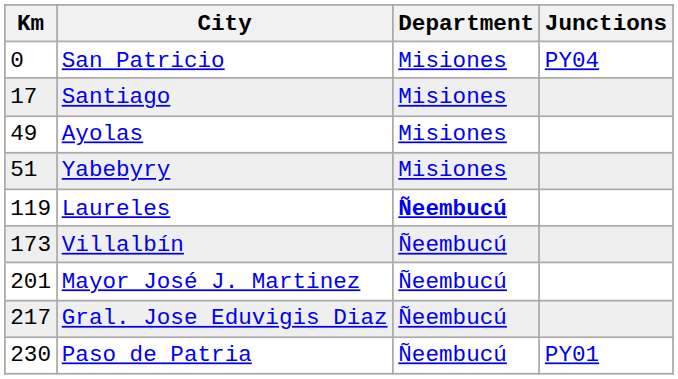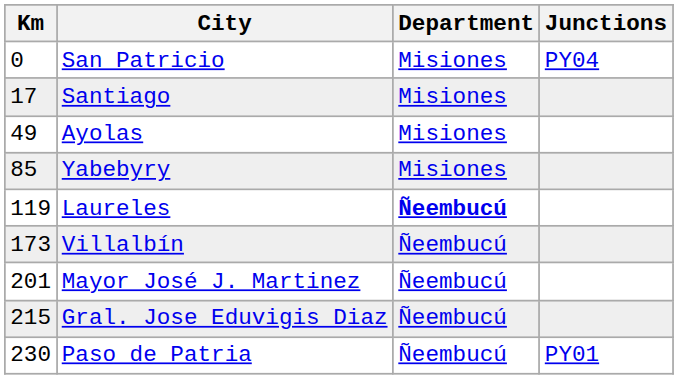(24, 171) 51 -> (24, 171) 85
(31, 318) 217 -> (31, 318) 215
